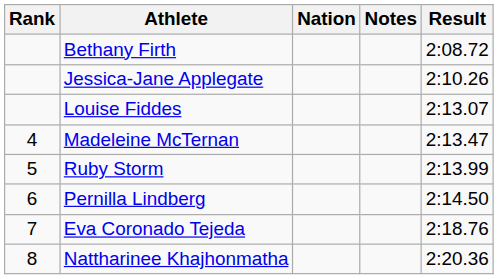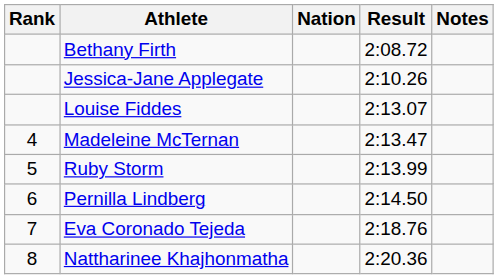columns swapped: (457, 19) <-> (391, 19)
